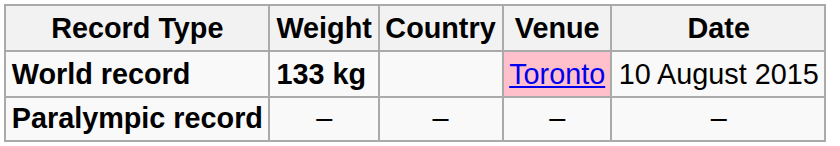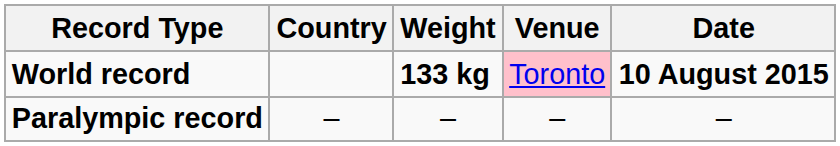columns swapped: (324, 28) <-> (441, 28)
(719, 74) normal -> (724, 74) bold
